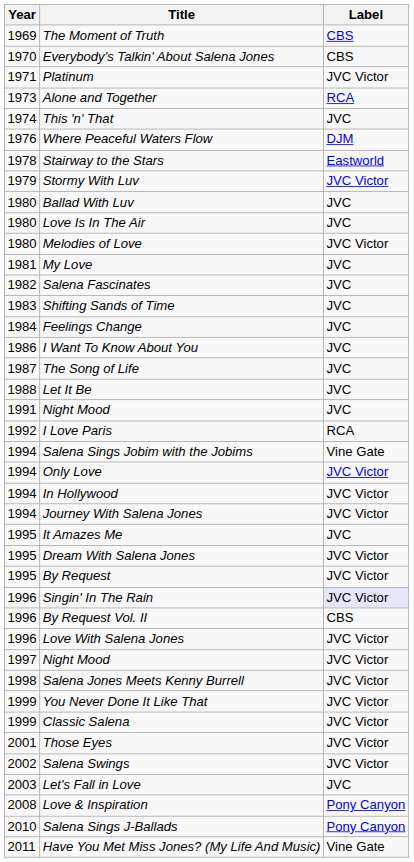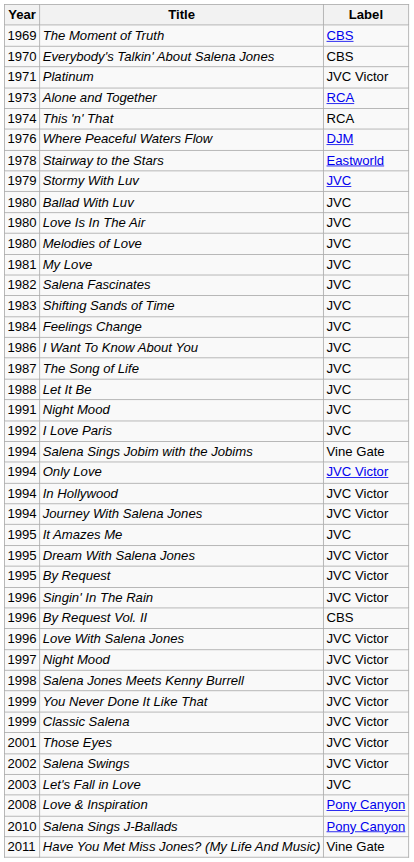(339, 118) JVC -> (340, 118) RCA
(357, 181) JVC Victor -> (339, 181) JVC
(357, 243) JVC Victor -> (339, 243) JVC
(340, 431) RCA -> (339, 431) JVC
(357, 597) lavender background -> (357, 597) no background
